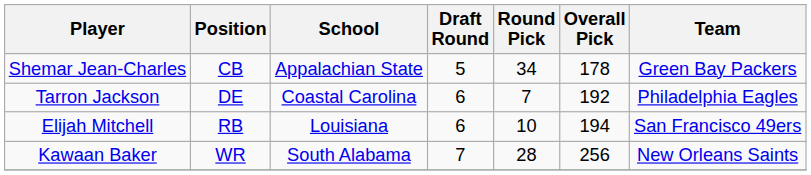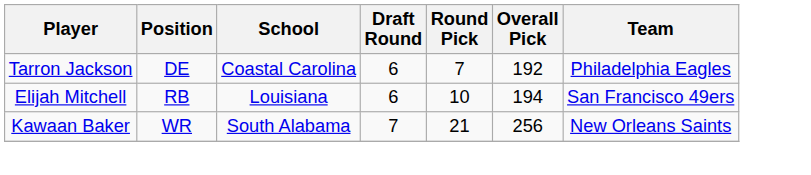- row: (97, 68)
(526, 155) 28 -> (459, 126) 21
